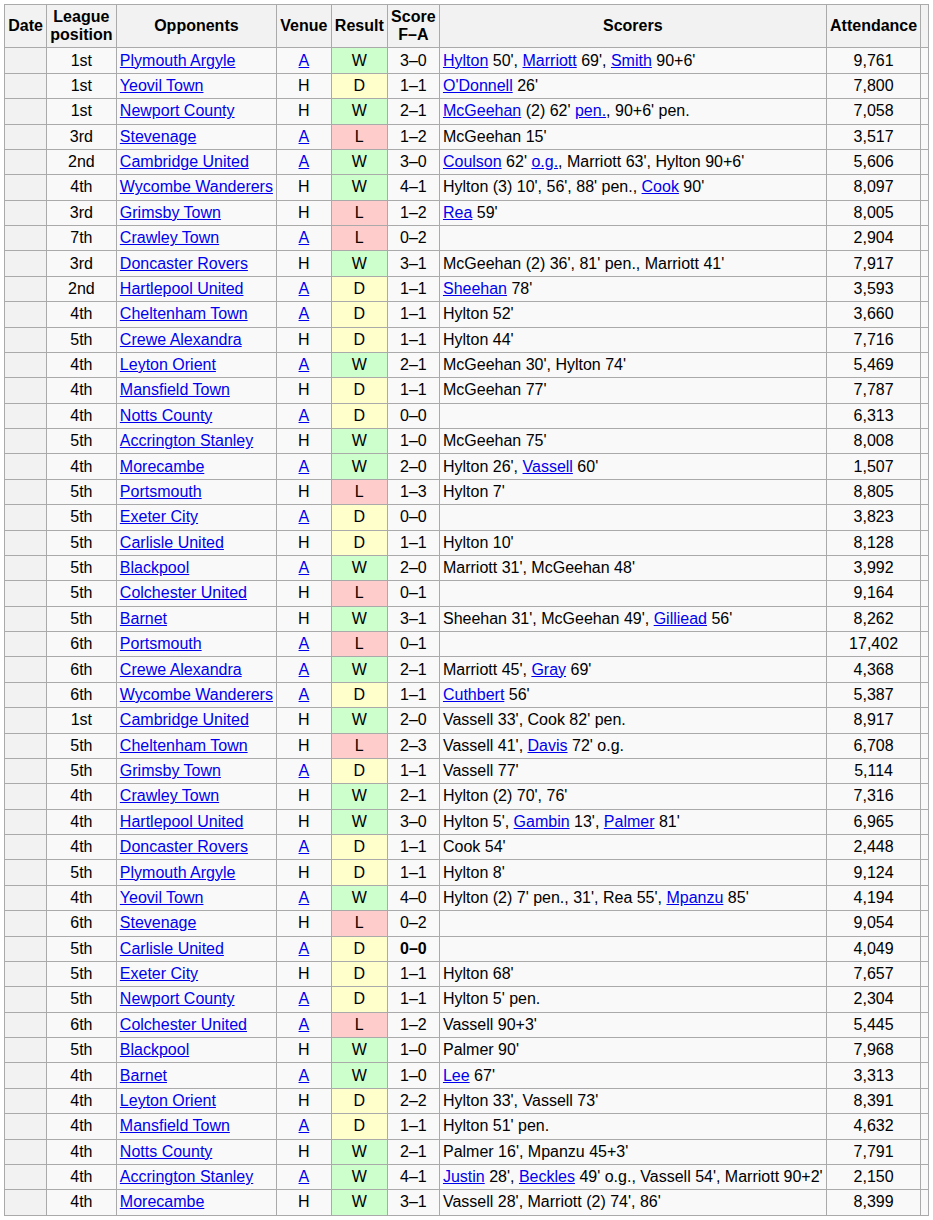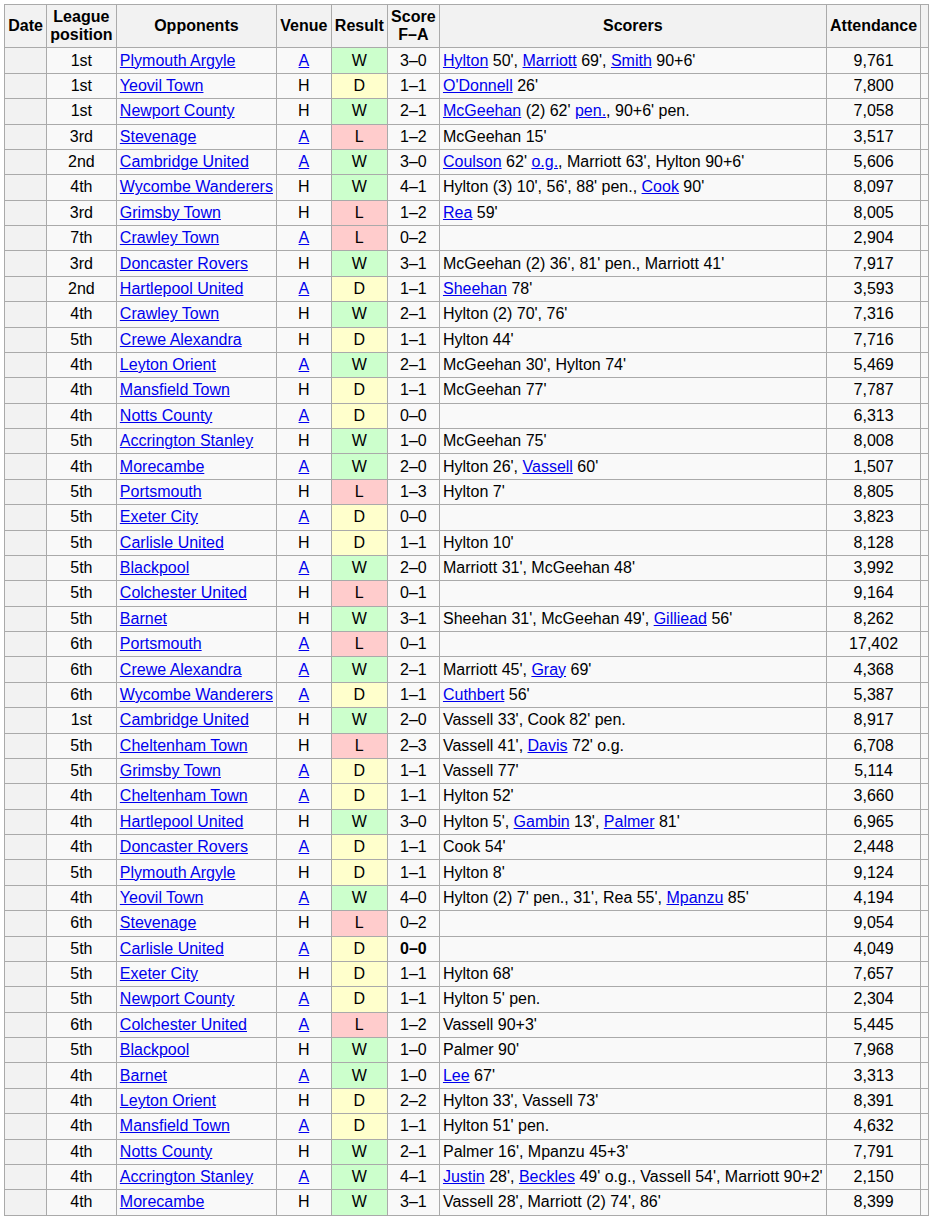rows swapped: (184, 314) <-> (169, 796)
